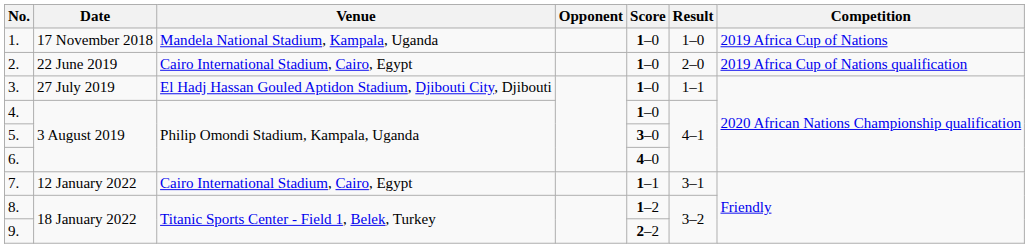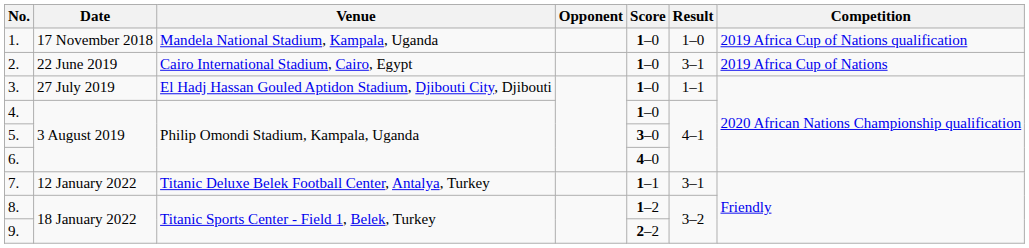(804, 40) 2019 Africa Cup of Nations -> (844, 40) 2019 Africa Cup of Nations qualification
(693, 64) 2–0 -> (693, 64) 3–1
(844, 64) 2019 Africa Cup of Nations qualification -> (804, 64) 2019 Africa Cup of Nations
(286, 183) Cairo International Stadium, Cairo, Egypt -> (325, 183) Titanic Deluxe Belek Football Center, Antalya, Turkey
